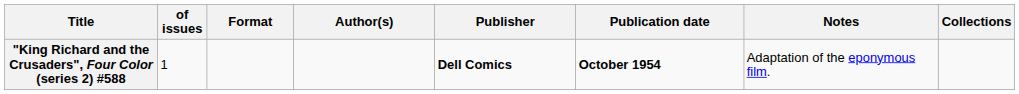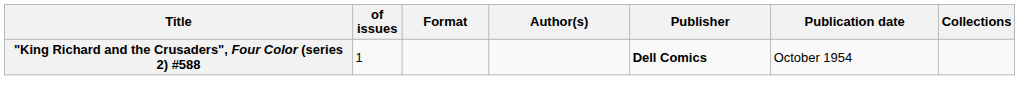- column: (841, 22)
(620, 64) bold -> (813, 57) normal
